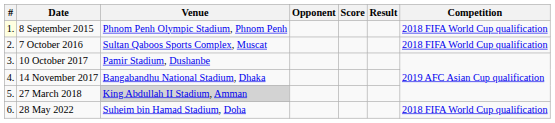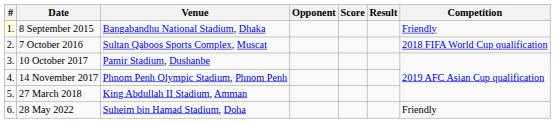(195, 28) Phnom Penh Olympic Stadium, Phnom Penh -> (184, 28) Bangabandhu National Stadium, Dhaka
(475, 28) 2018 FIFA World Cup qualification -> (419, 28) Friendly
(184, 77) Bangabandhu National Stadium, Dhaka -> (195, 77) Phnom Penh Olympic Stadium, Phnom Penh
(175, 93) lightgrey background -> (175, 93) no background
(475, 110) 2018 FIFA World Cup qualification -> (419, 110) Friendly
